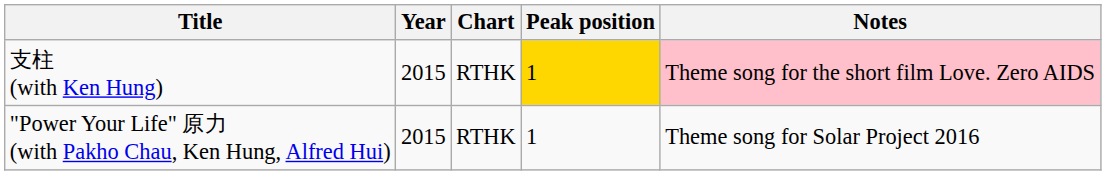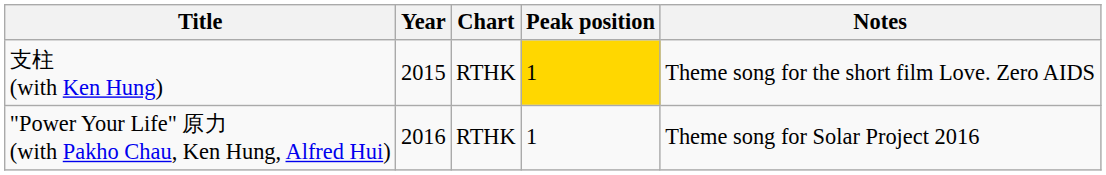(880, 72) pink background -> (880, 72) no background
(423, 137) 2015 -> (423, 137) 2016
